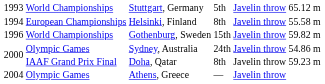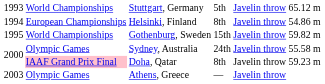(305, 21) 55.58 m -> (305, 21) 54.86 m
(14, 35) 1996 -> (14, 35) 1995
(305, 48) 54.86 m -> (305, 48) 55.58 m
(71, 62) no background -> (71, 62) pink background
(14, 75) 2004 -> (14, 75) 2003
